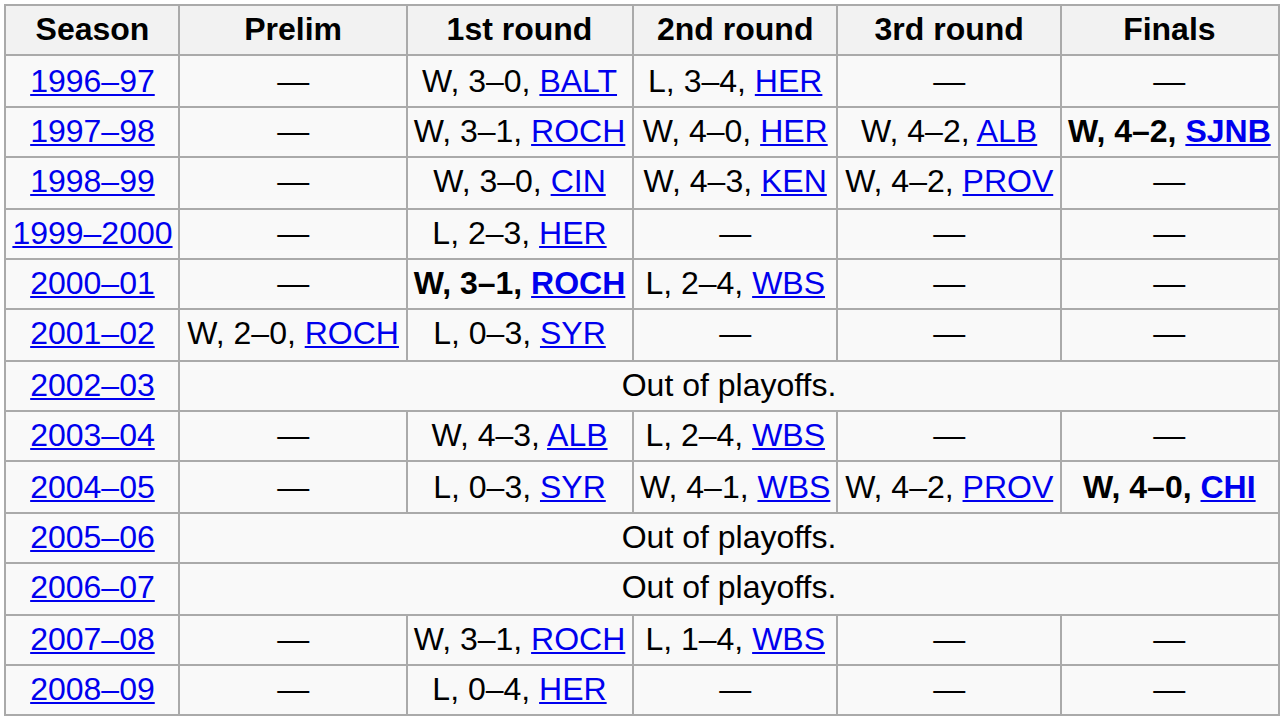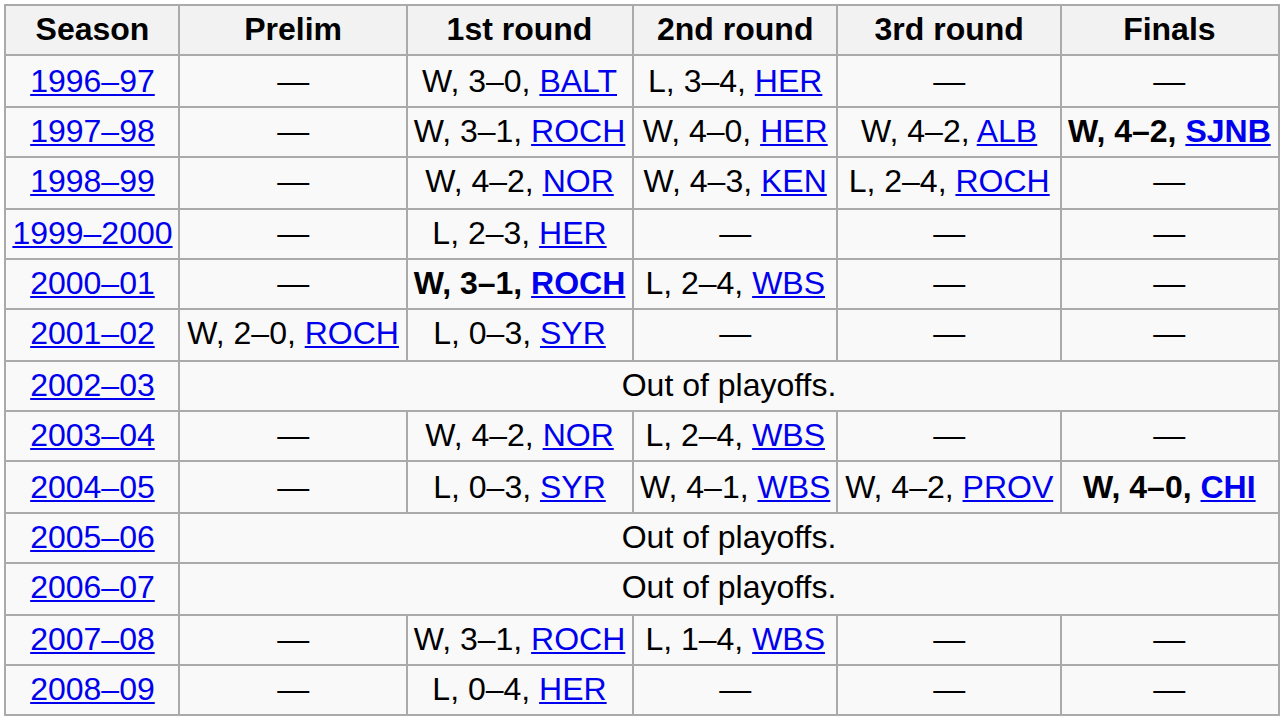(519, 182) W, 3–0, CIN -> (519, 182) W, 4–2, NOR
(949, 182) W, 4–2, PROV -> (949, 182) L, 2–4, ROCH
(520, 435) W, 4–3, ALB -> (519, 435) W, 4–2, NOR
